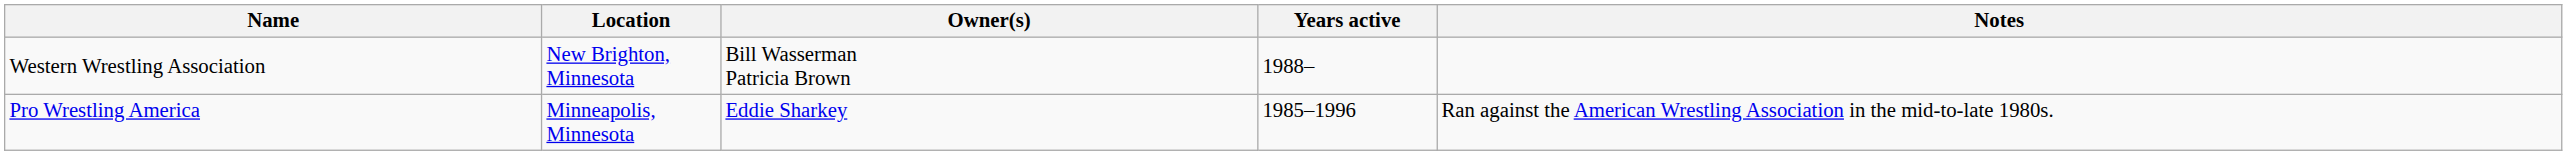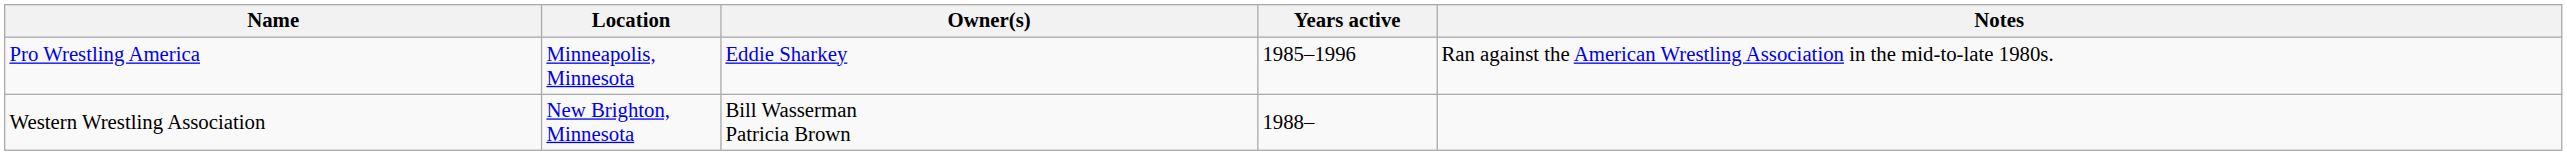rows swapped: (105, 110) <-> (137, 65)
